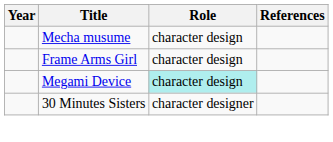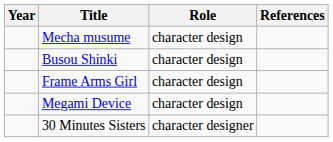+ row: (80, 59)
(197, 81) paleturquoise background -> (197, 103) no background
